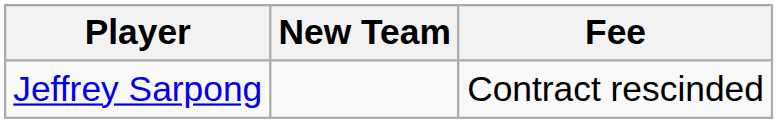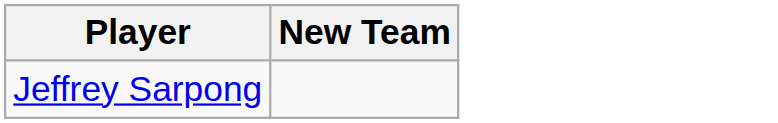- column: (616, 32)
